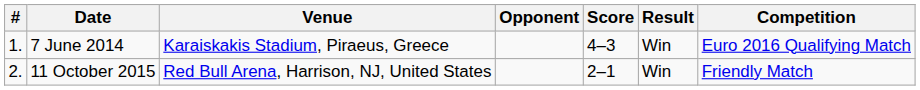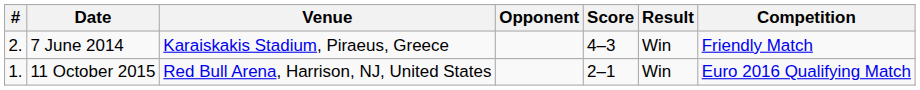(16, 44) 1. -> (16, 44) 2.
(806, 44) Euro 2016 Qualifying Match -> (757, 44) Friendly Match
(16, 71) 2. -> (16, 71) 1.
(757, 71) Friendly Match -> (806, 71) Euro 2016 Qualifying Match
